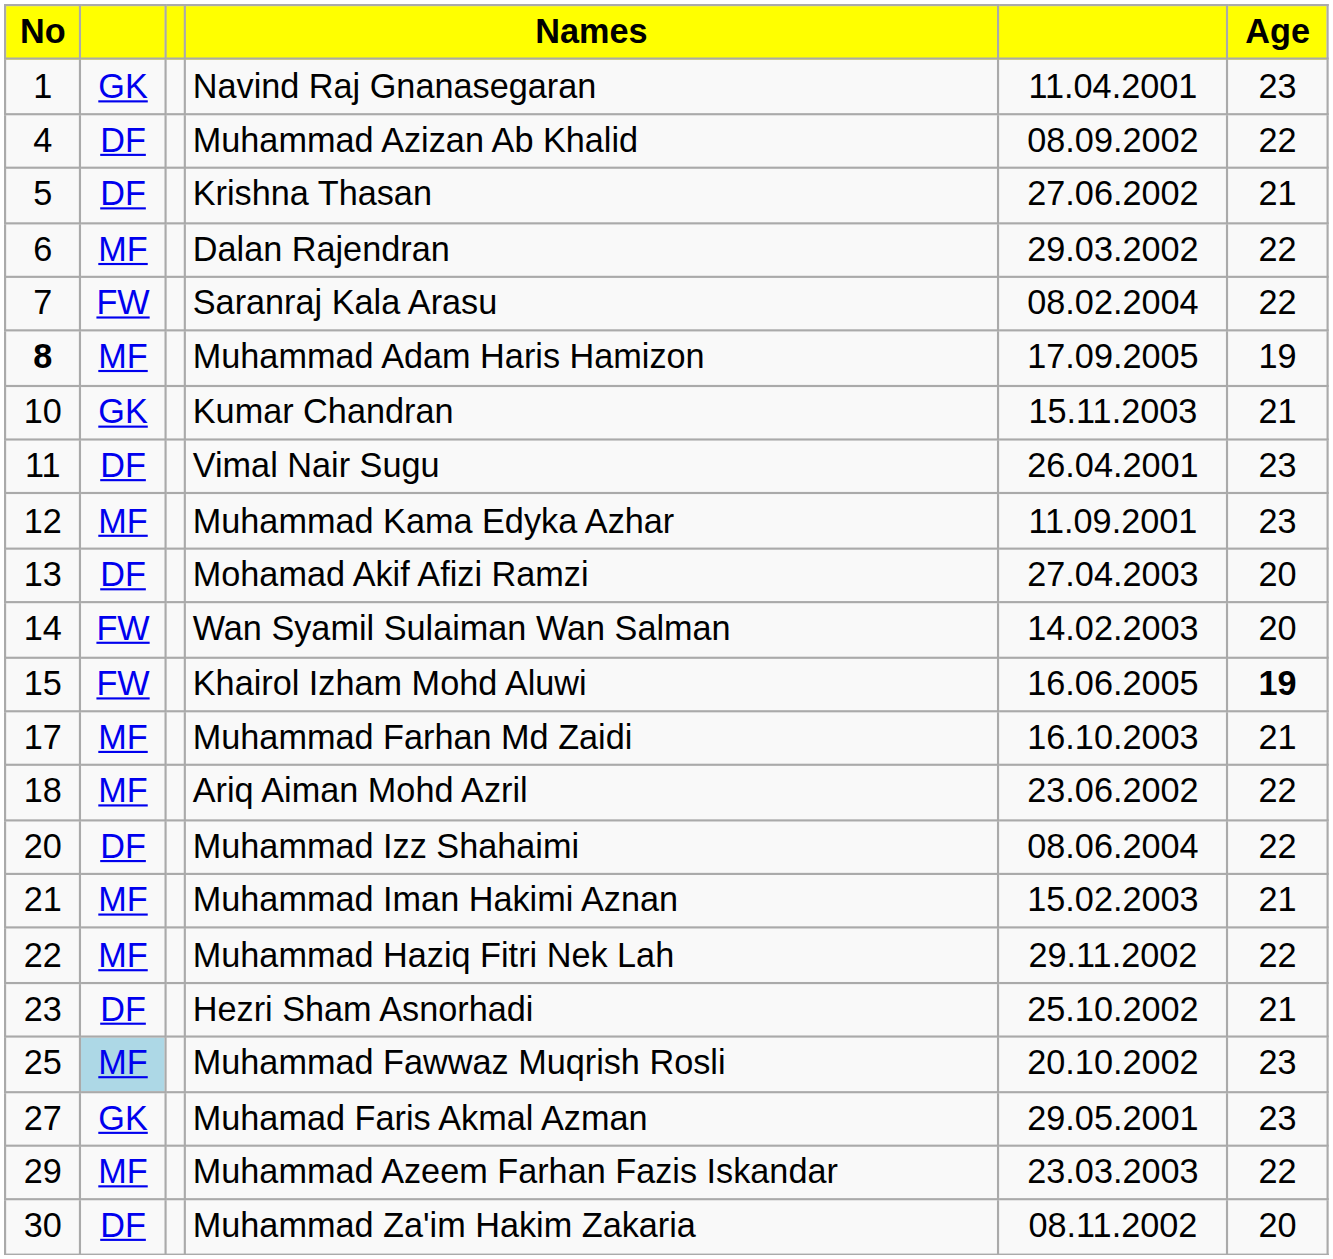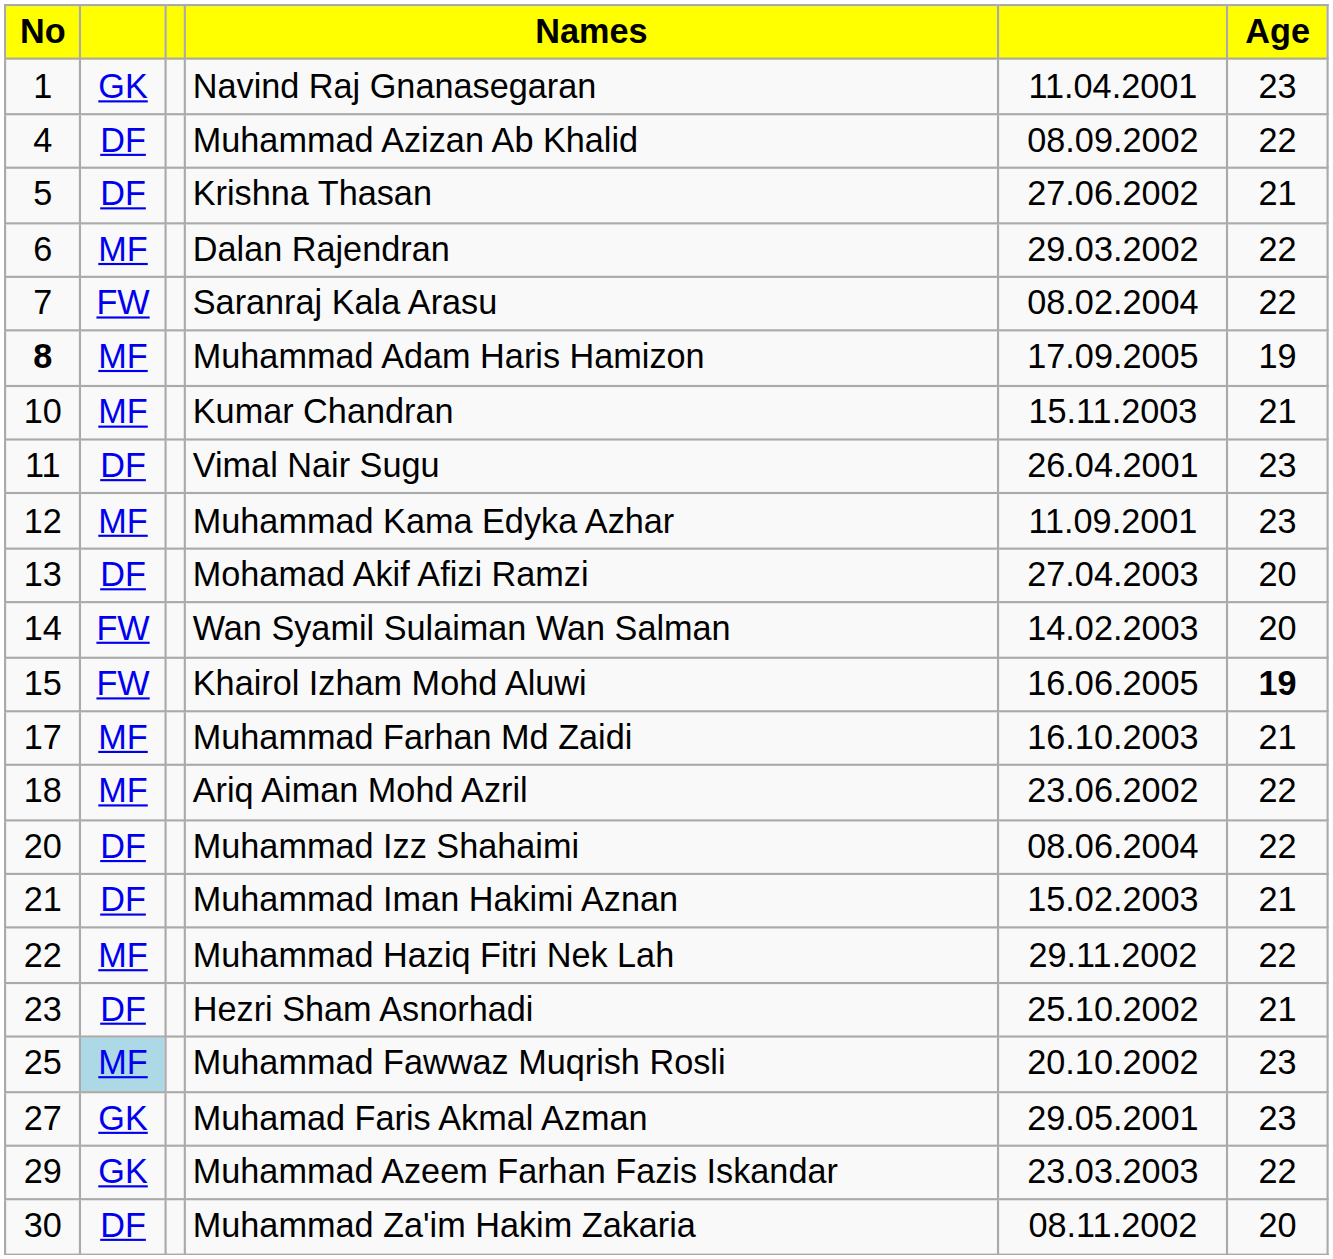(123, 411) GK -> (123, 411) MF
(123, 900) MF -> (123, 900) DF
(123, 1172) MF -> (123, 1172) GK
